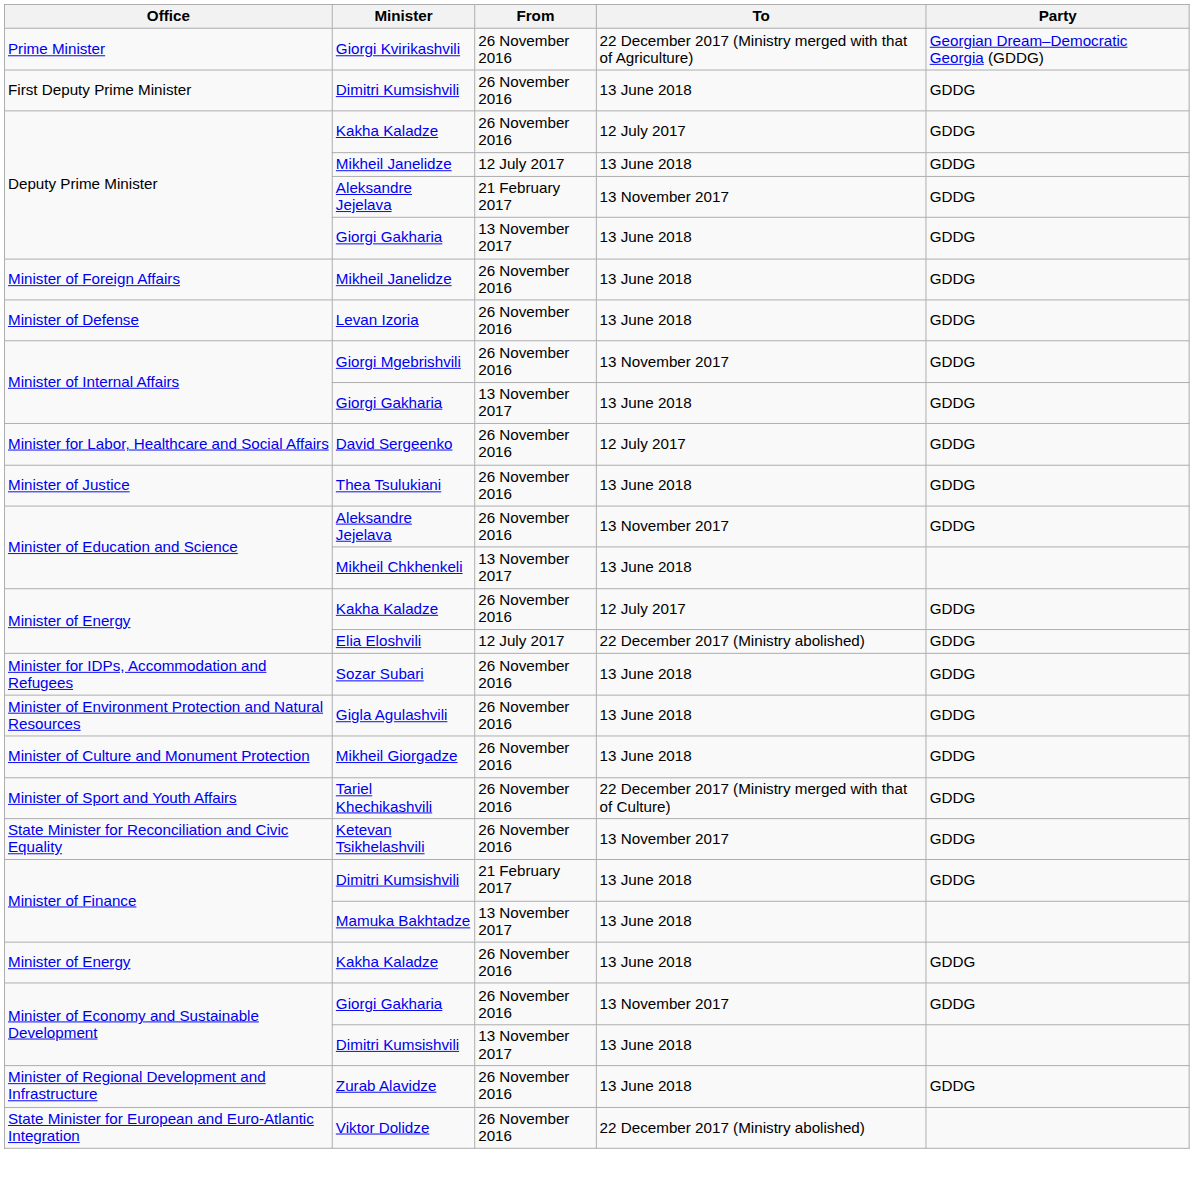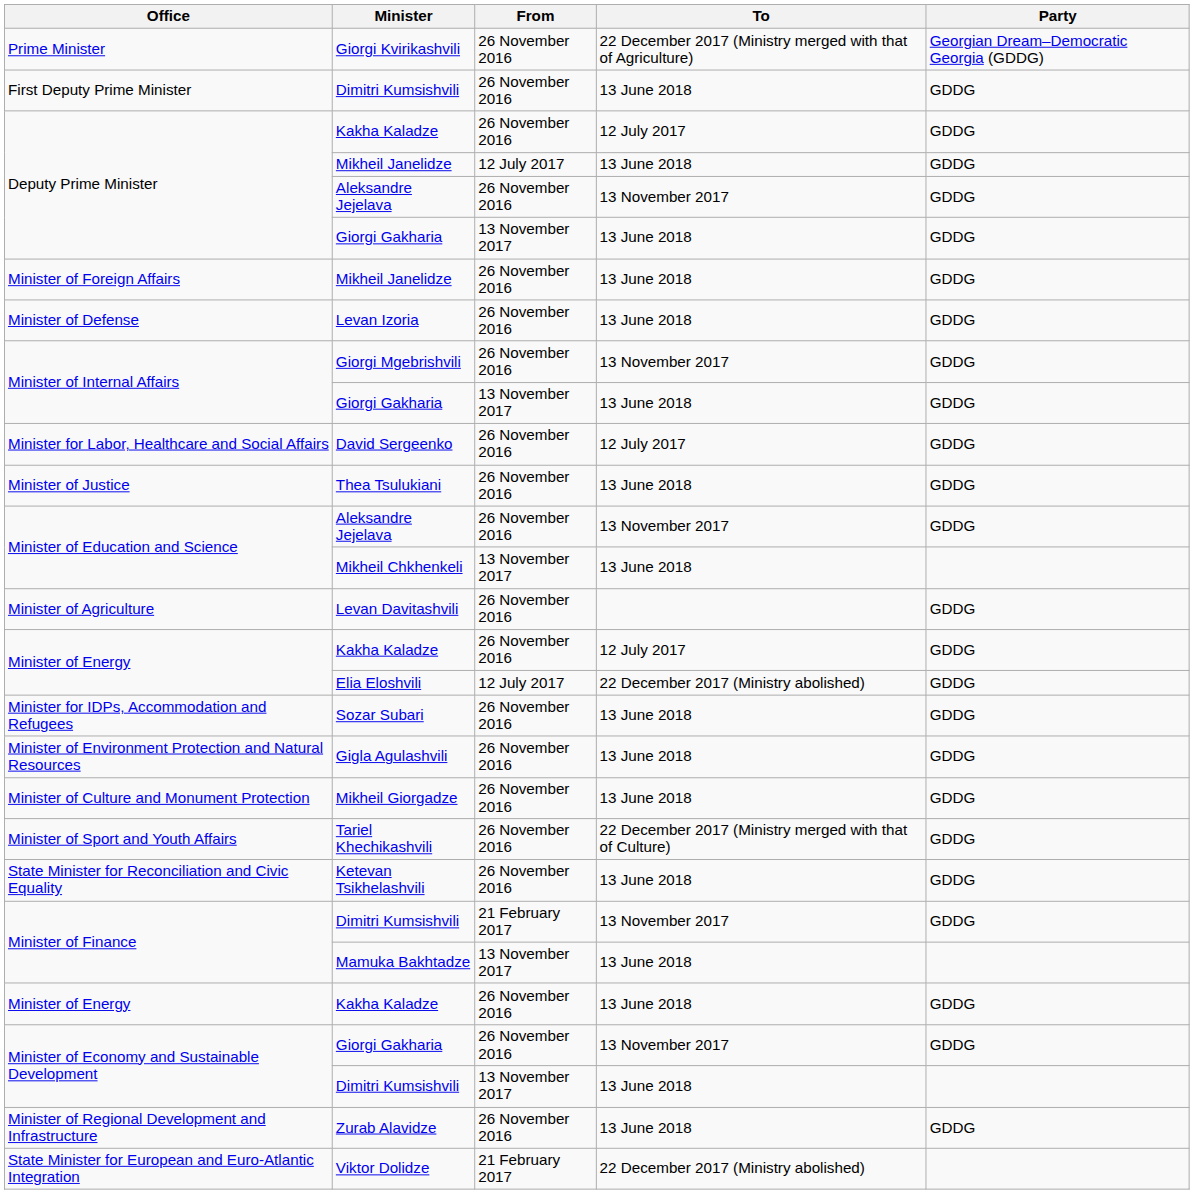(519, 196) 21 February 2017 -> (524, 196) 26 November 2016
+ row: (81, 608)
(664, 839) 13 November 2017 -> (646, 880) 13 June 2018
(646, 880) 13 June 2018 -> (664, 921) 13 November 2017
(524, 1127) 26 November 2016 -> (519, 1168) 21 February 2017
